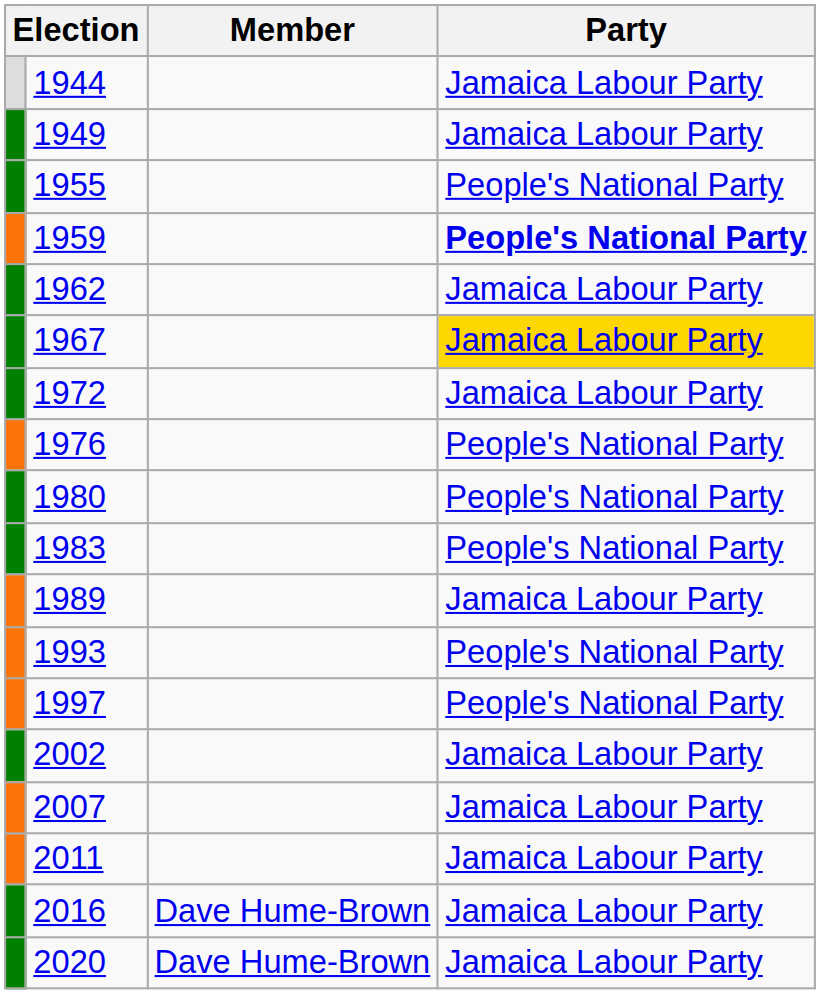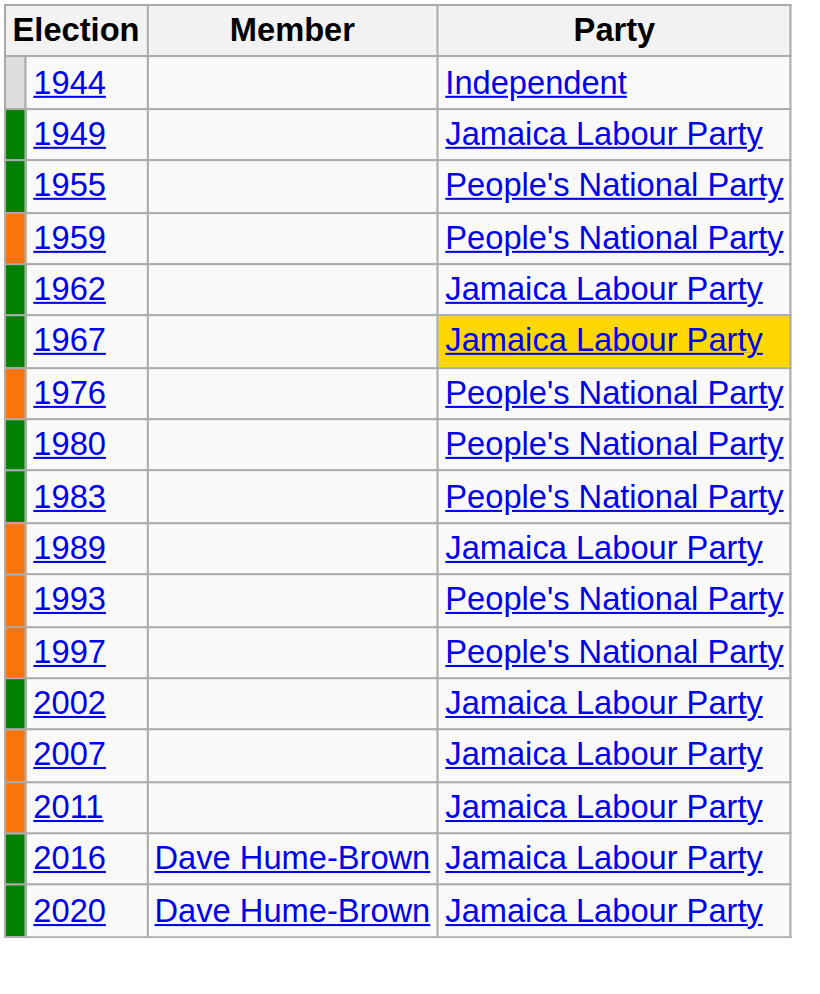(604, 82) Jamaica Labour Party -> (536, 82) Independent
(626, 237) bold -> (614, 237) normal
- row: (70, 392)
